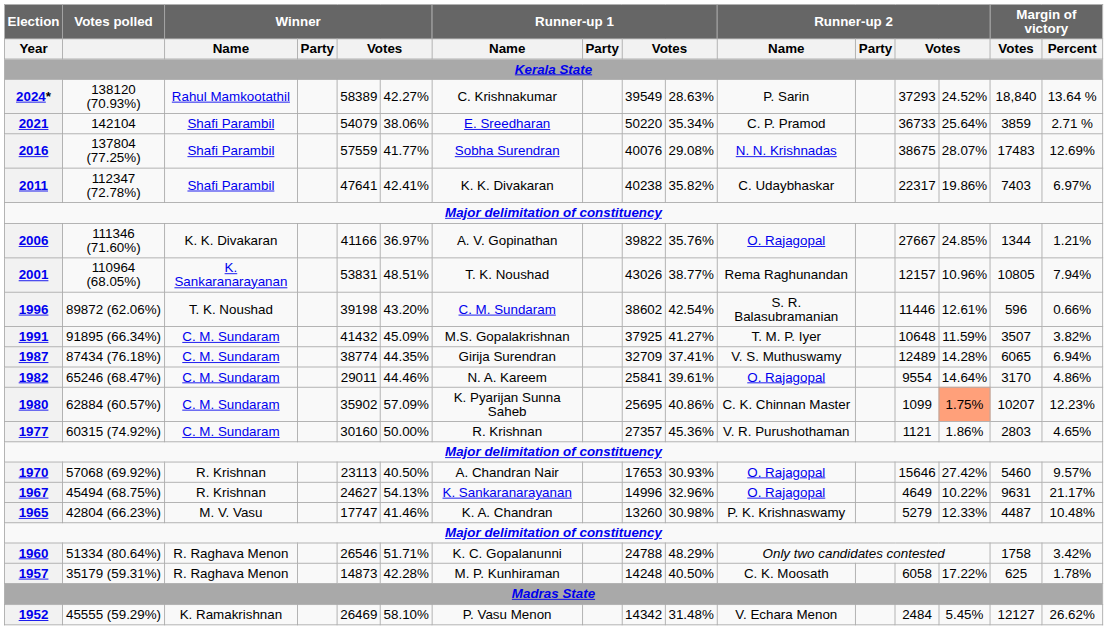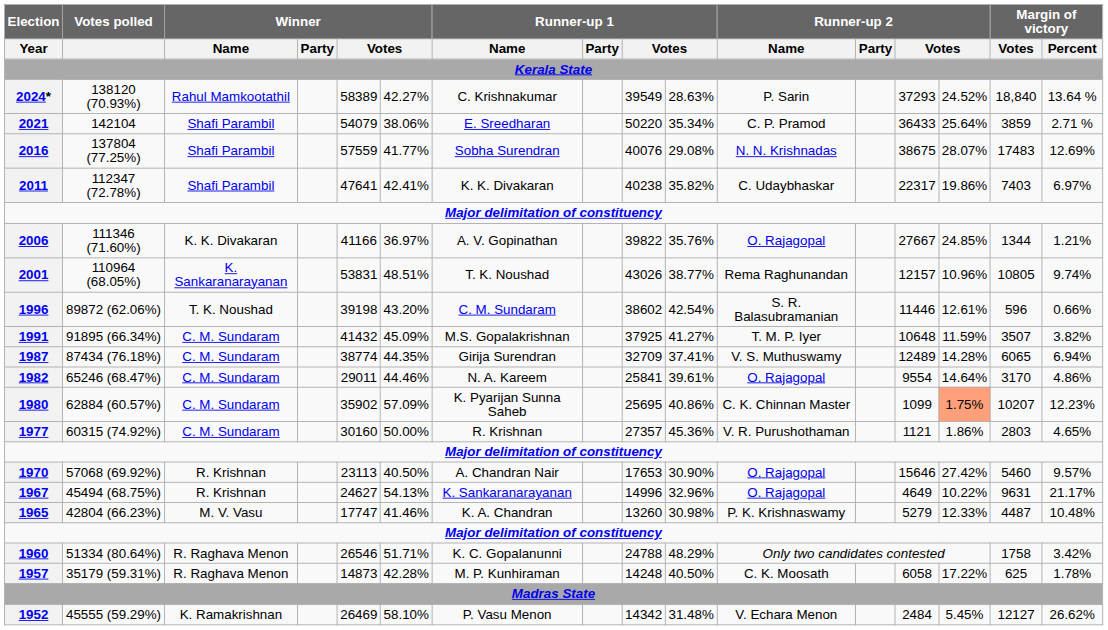(917, 124) 36733 -> (917, 124) 36433
(1072, 274) 7.94% -> (1072, 274) 9.74%
(691, 472) 30.93% -> (691, 472) 30.90%
